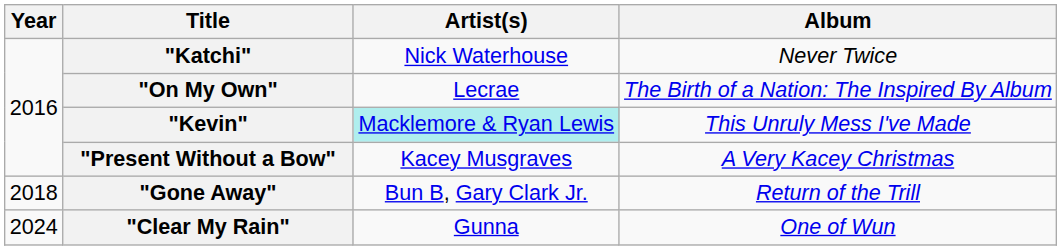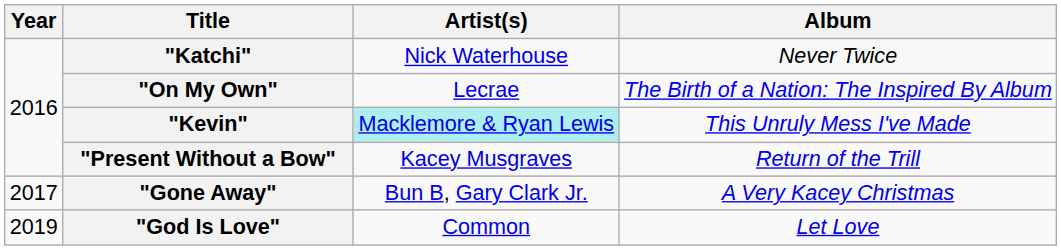(838, 158) A Very Kacey Christmas -> (838, 158) Return of the Trill
(34, 192) 2018 -> (34, 192) 2017
(838, 192) Return of the Trill -> (838, 192) A Very Kacey Christmas
+ row: (208, 227)
- row: (208, 227)
